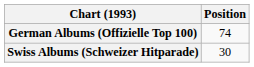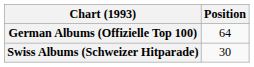(225, 33) 74 -> (225, 33) 64
